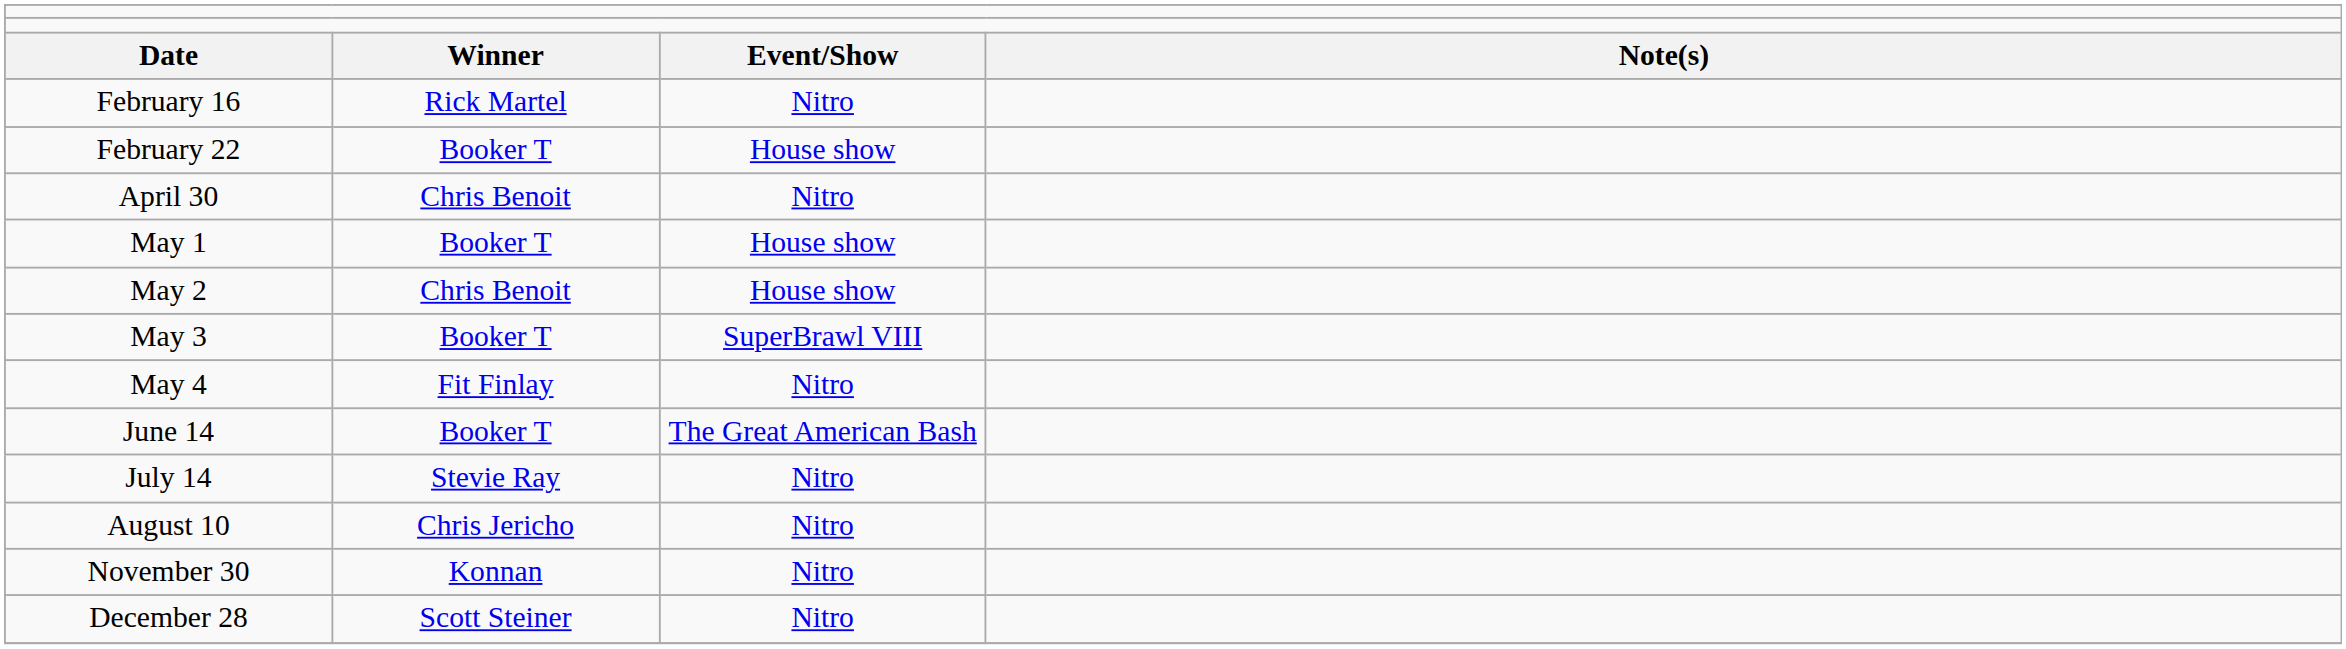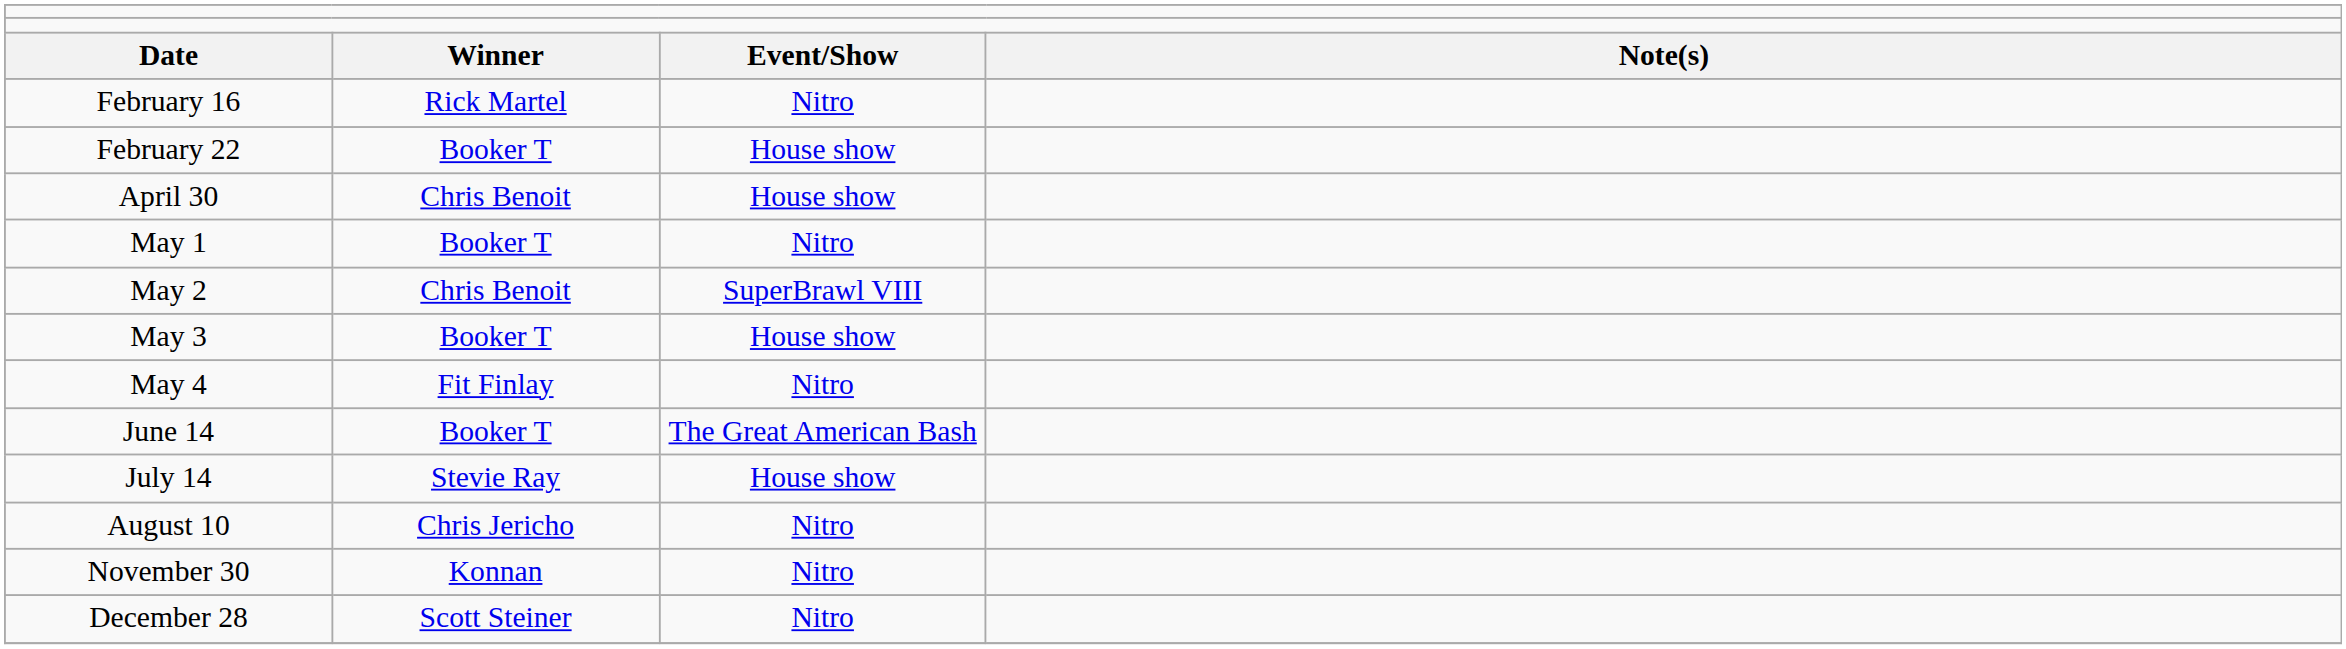(823, 196) Nitro -> (823, 196) House show
(823, 243) House show -> (823, 243) Nitro
(823, 289) House show -> (823, 289) SuperBrawl VIII
(823, 336) SuperBrawl VIII -> (823, 336) House show
(823, 477) Nitro -> (823, 477) House show
